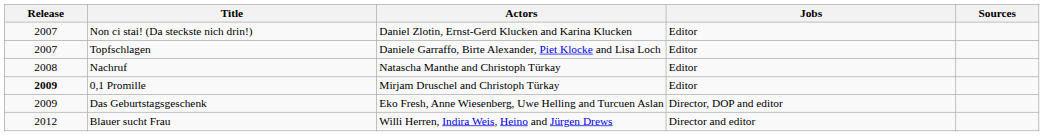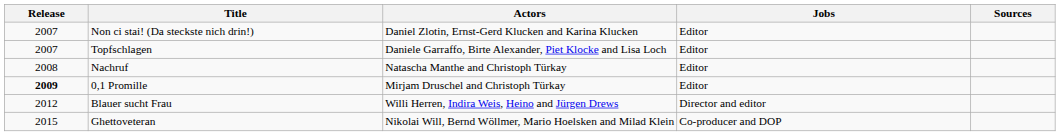- row: (148, 103)
+ row: (123, 121)
